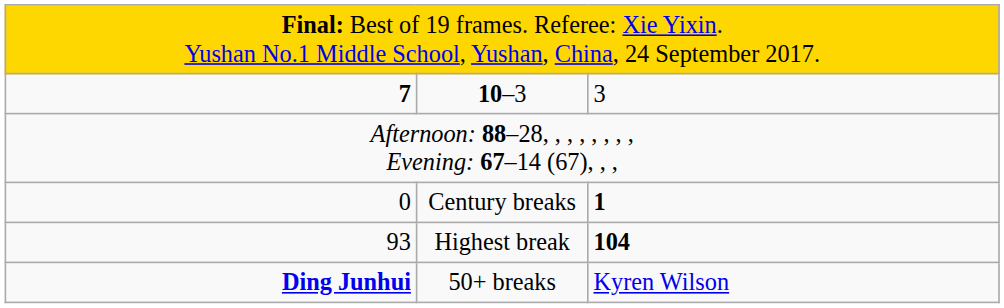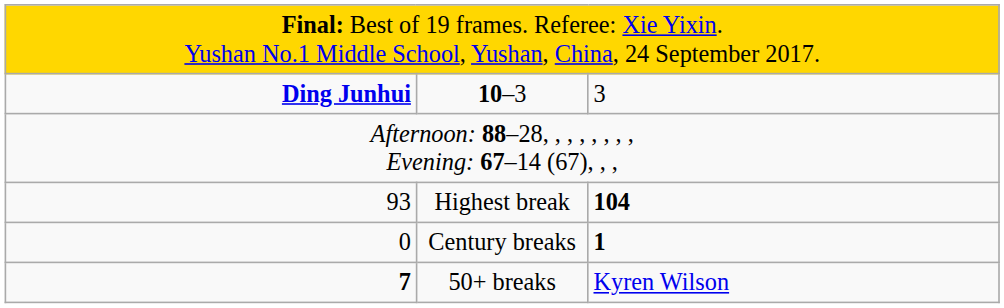(405, 93) 7 -> (346, 93) Ding Junhui
rows swapped: (502, 242) <-> (502, 202)
(346, 282) Ding Junhui -> (405, 282) 7
